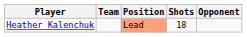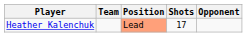(181, 25) 18 -> (181, 25) 17
